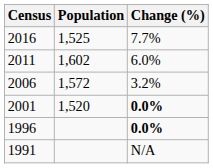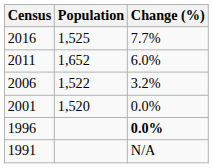(74, 60) 1,602 -> (74, 60) 1,652
(74, 83) 1,572 -> (74, 83) 1,522
(147, 106) bold -> (146, 106) normal
